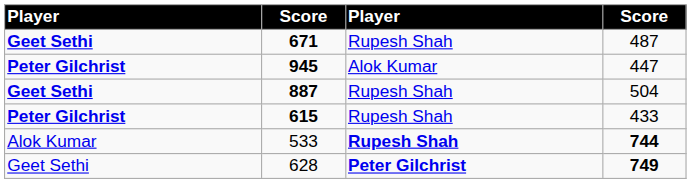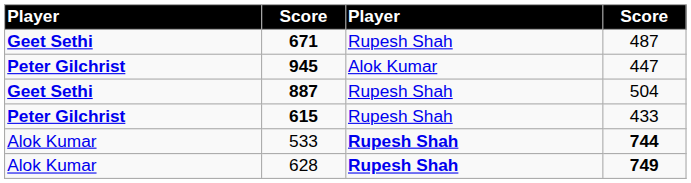(48, 165) Geet Sethi -> (52, 165) Alok Kumar
(407, 165) Peter Gilchrist -> (403, 165) Rupesh Shah
